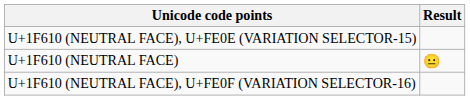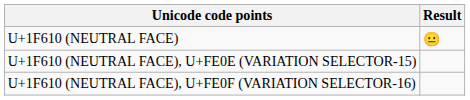rows swapped: (93, 60) <-> (212, 37)
